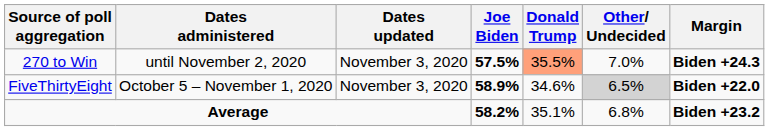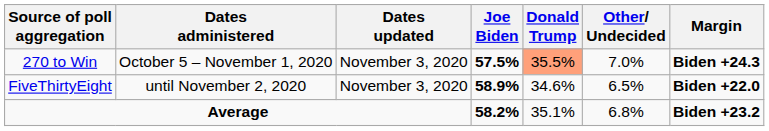(226, 61) until November 2, 2020 -> (226, 61) October 5 – November 1, 2020
(226, 87) October 5 – November 1, 2020 -> (226, 87) until November 2, 2020
(626, 87) lightgrey background -> (626, 87) no background
